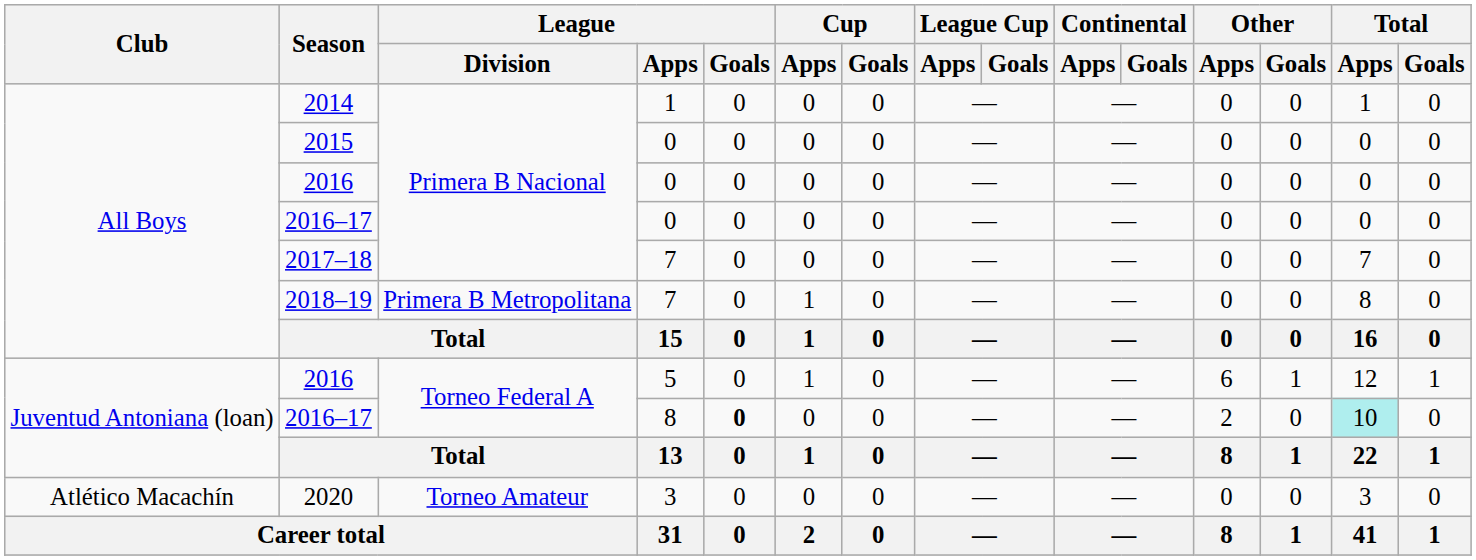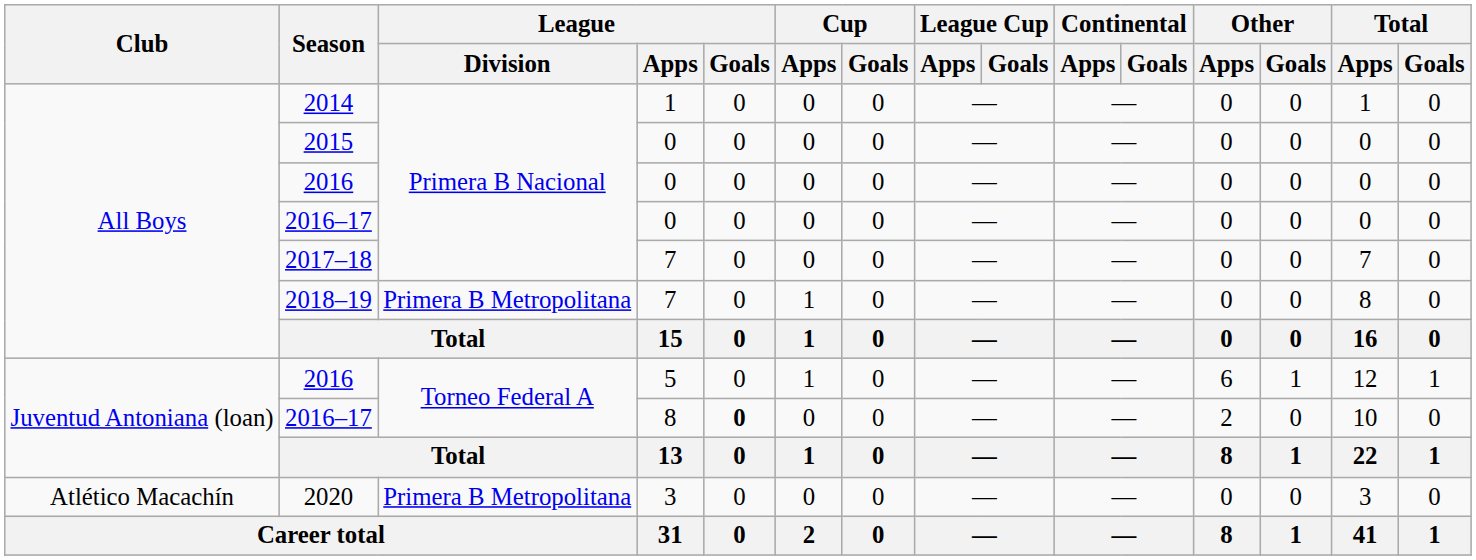(1365, 417) paleturquoise background -> (1365, 417) no background
(507, 496) Torneo Amateur -> (507, 496) Primera B Metropolitana
